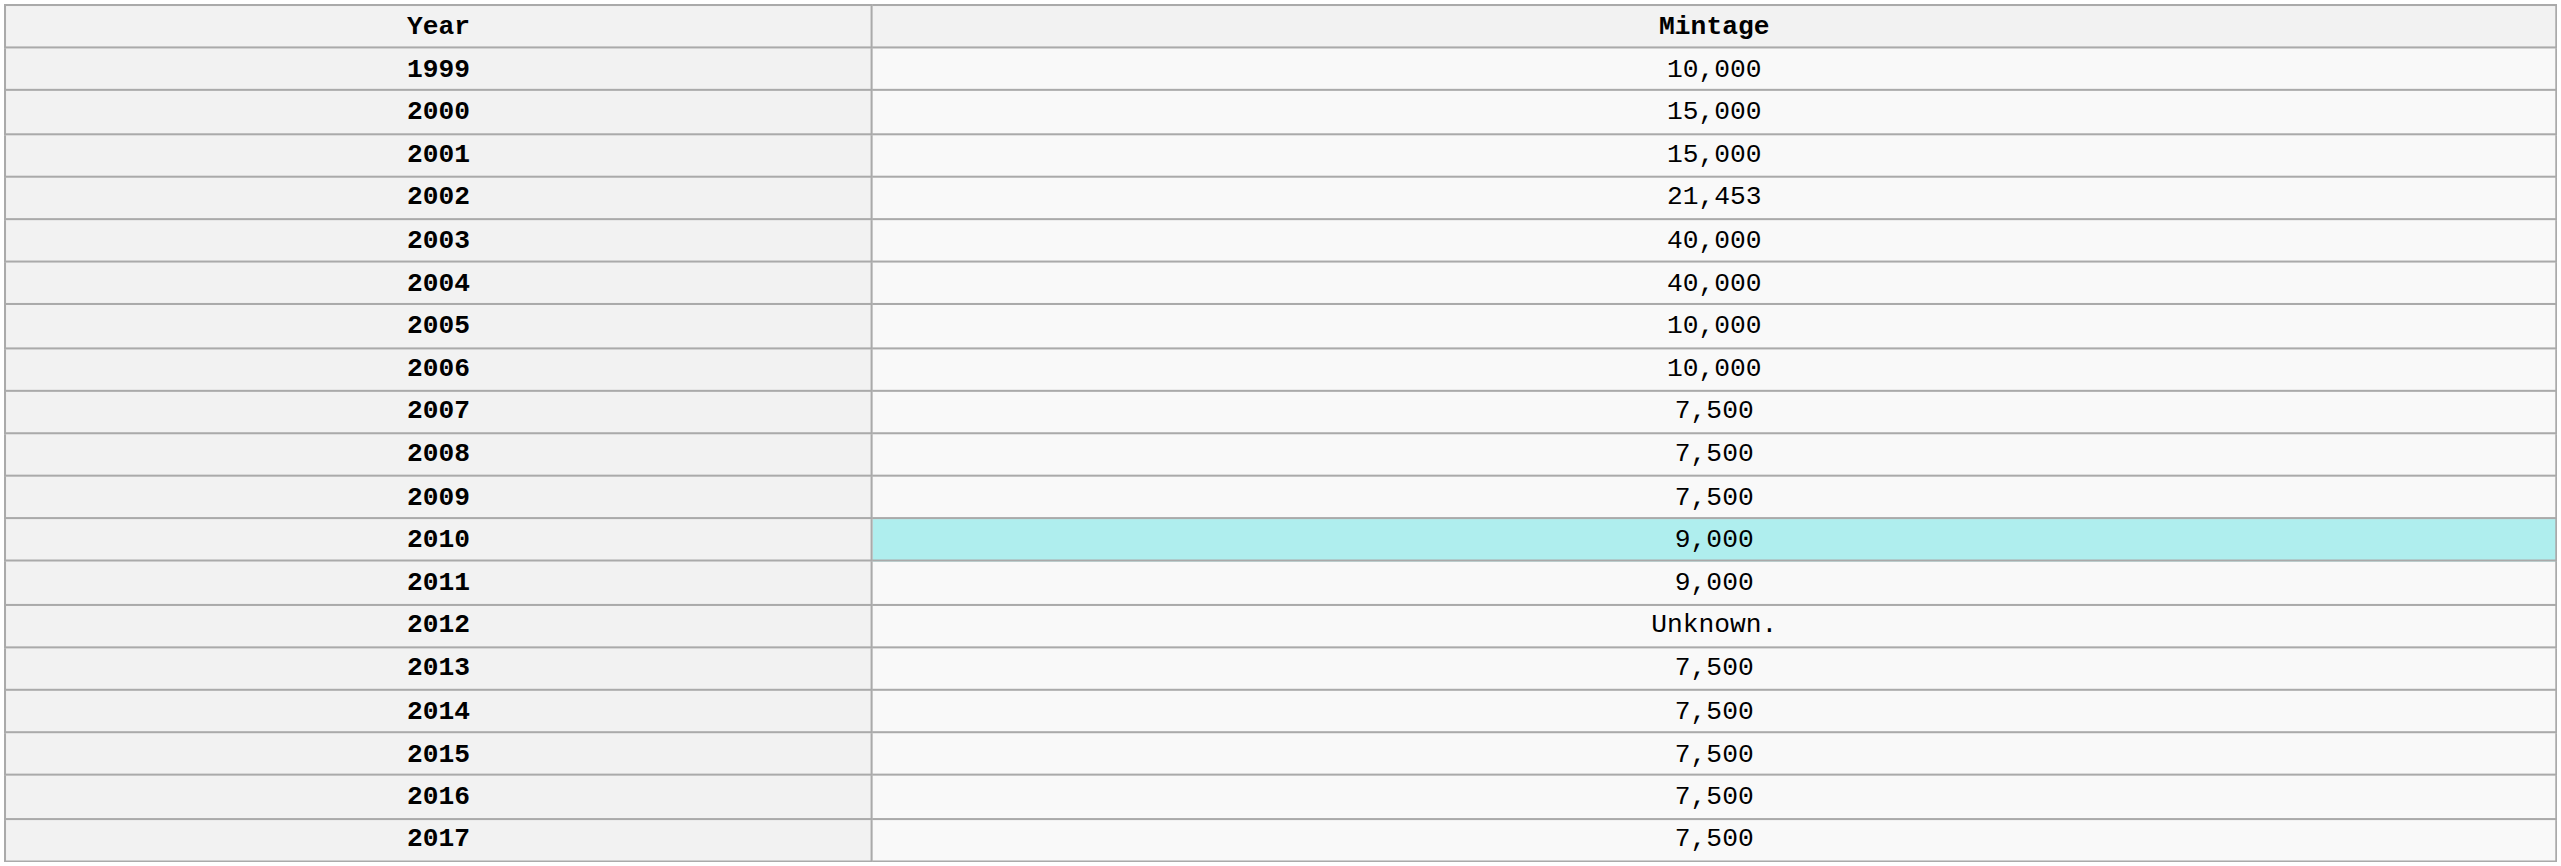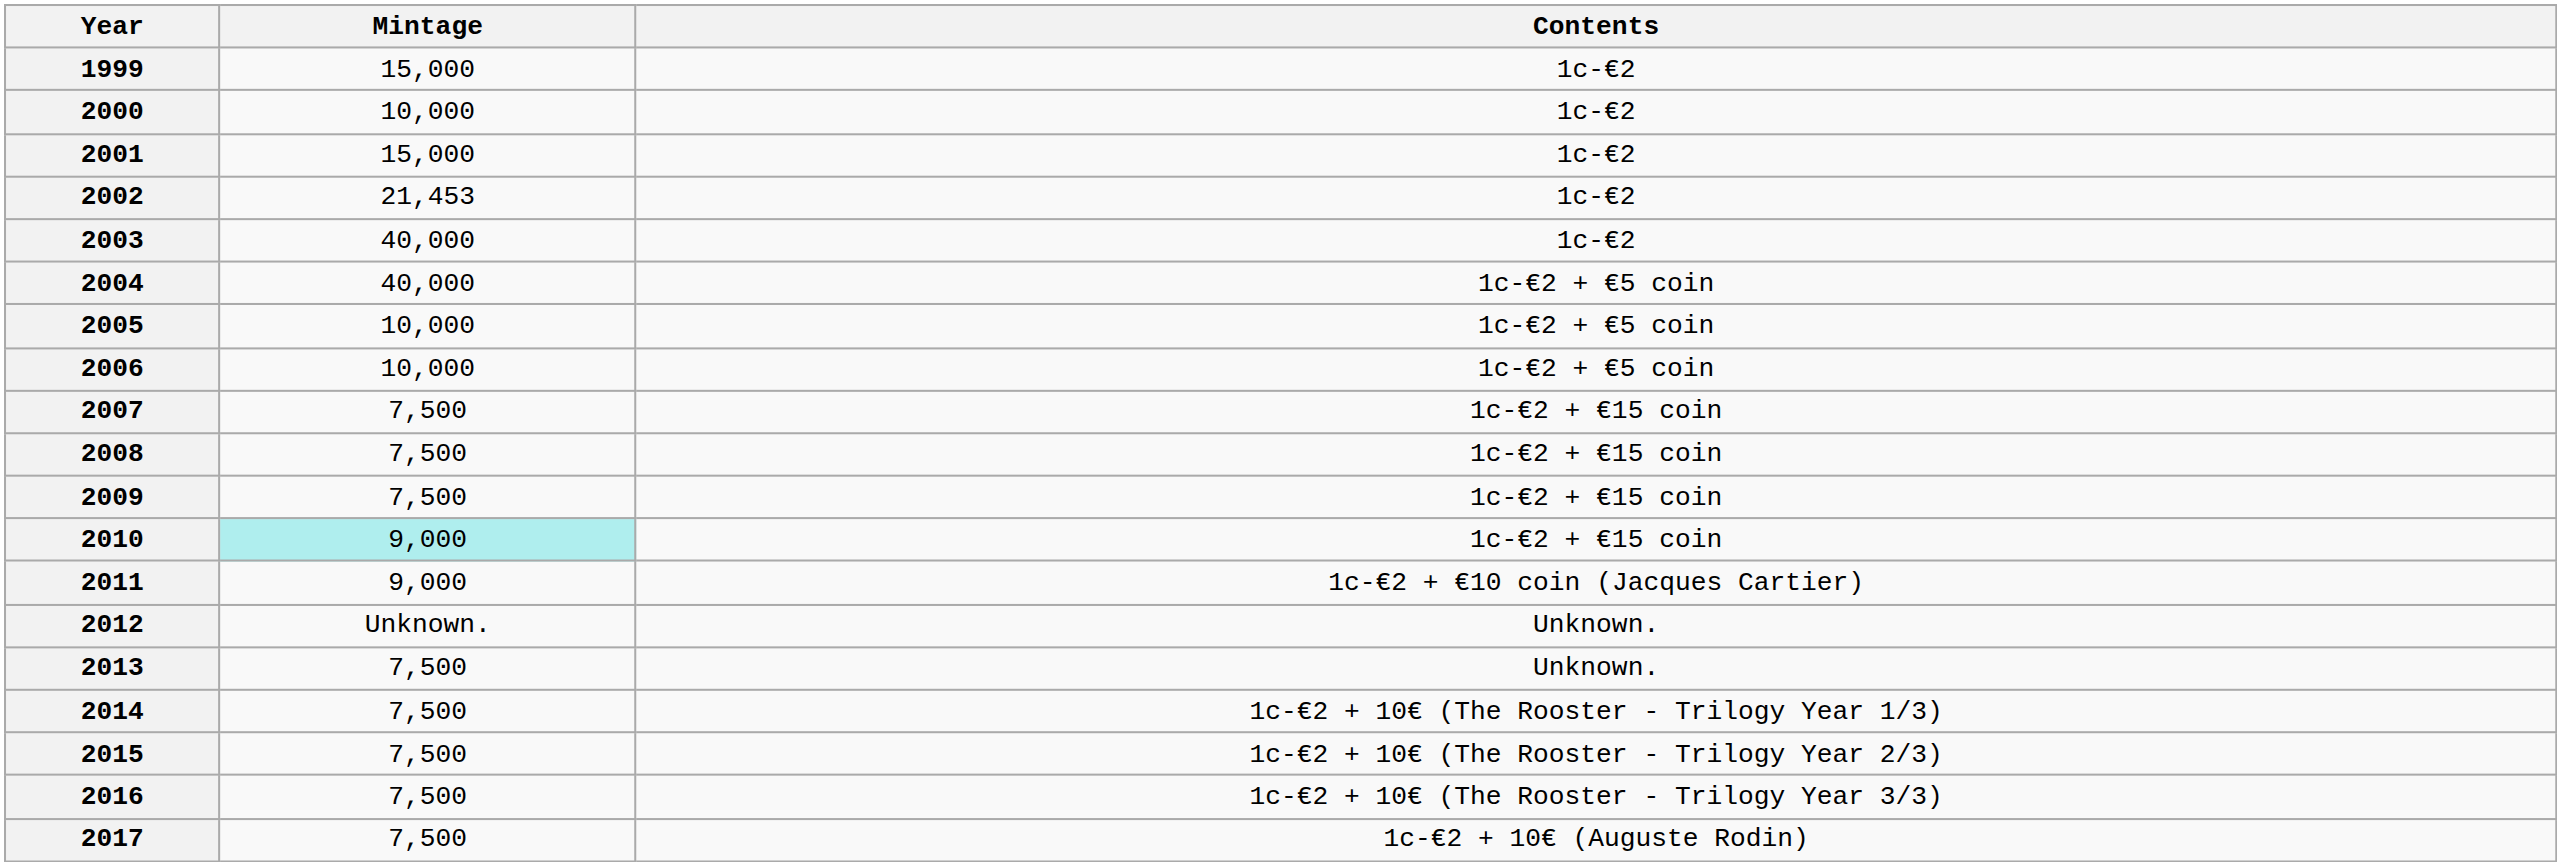+ column: (1596, 26)
(1714, 69) 10,000 -> (428, 69) 15,000
(1714, 112) 15,000 -> (428, 112) 10,000
